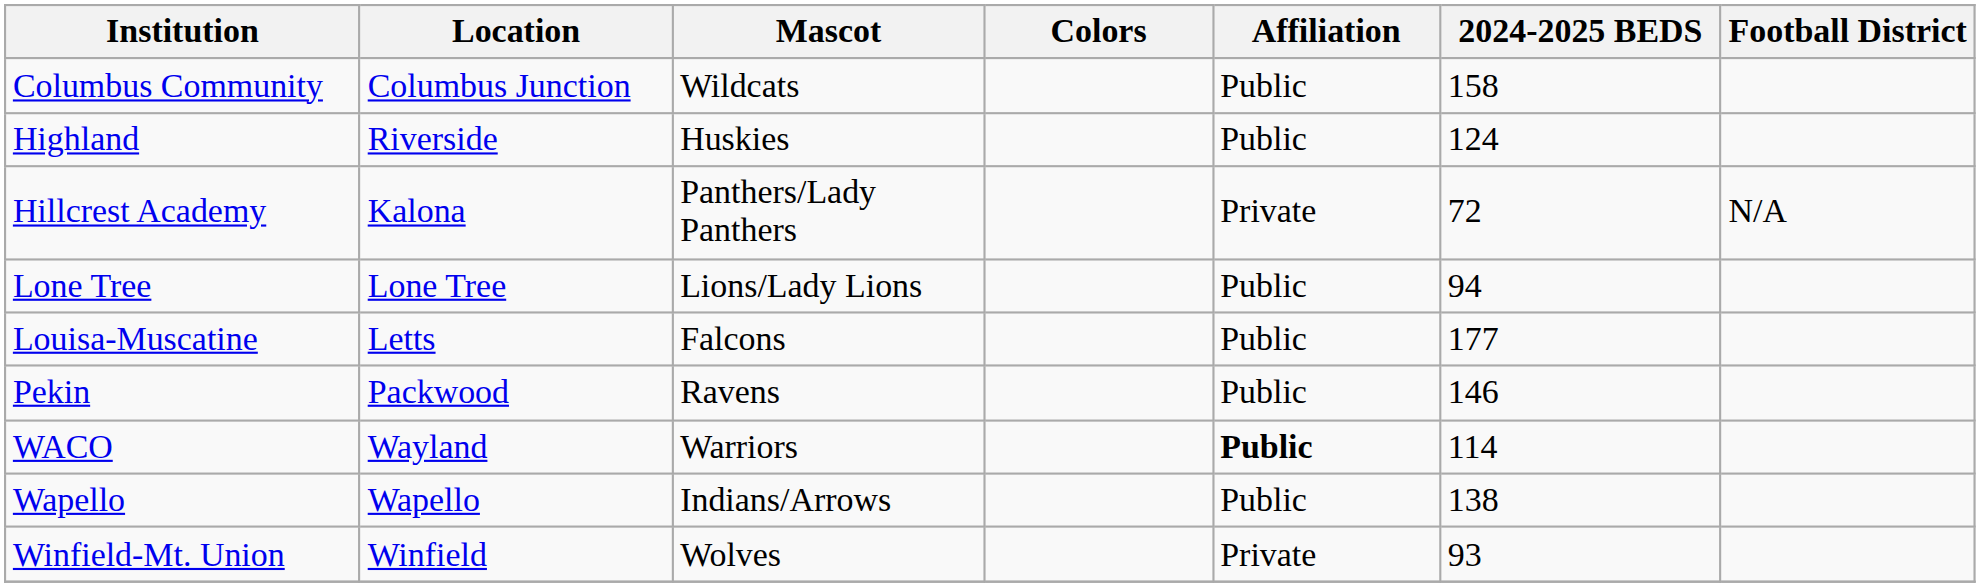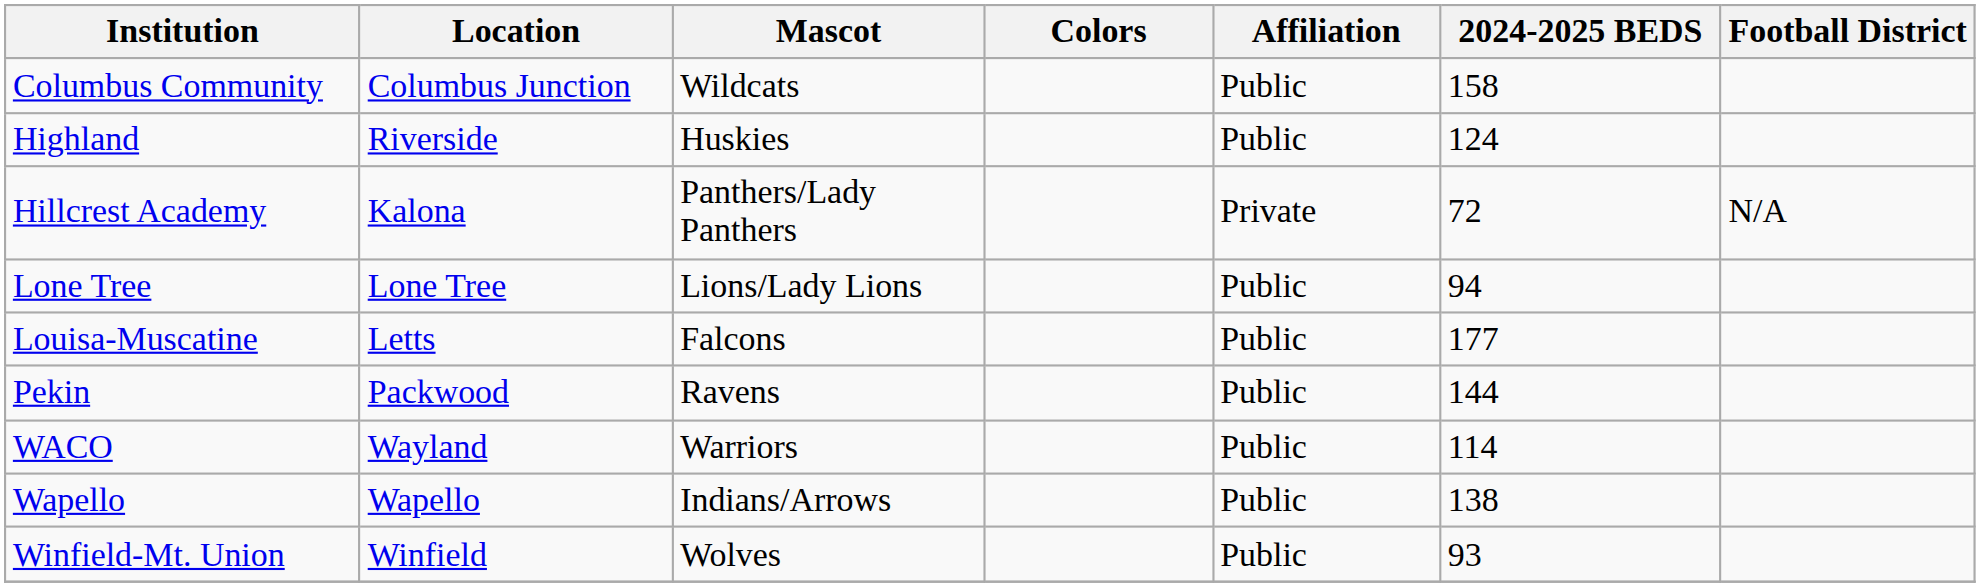(1473, 392) 146 -> (1473, 392) 144
(1266, 446) bold -> (1264, 446) normal
(1268, 553) Private -> (1264, 553) Public
